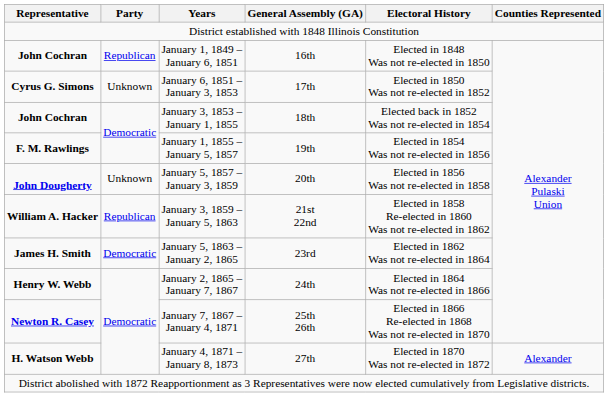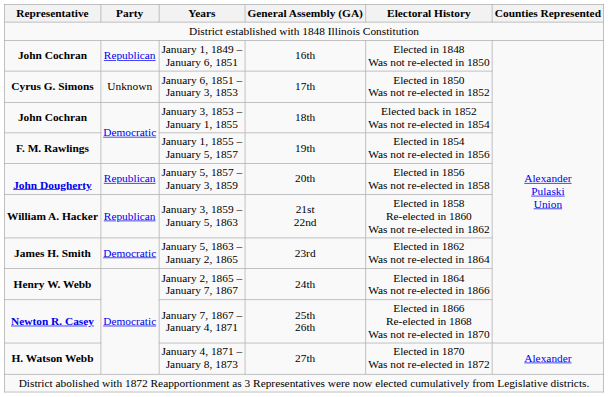(130, 179) Unknown -> (130, 179) Republican
